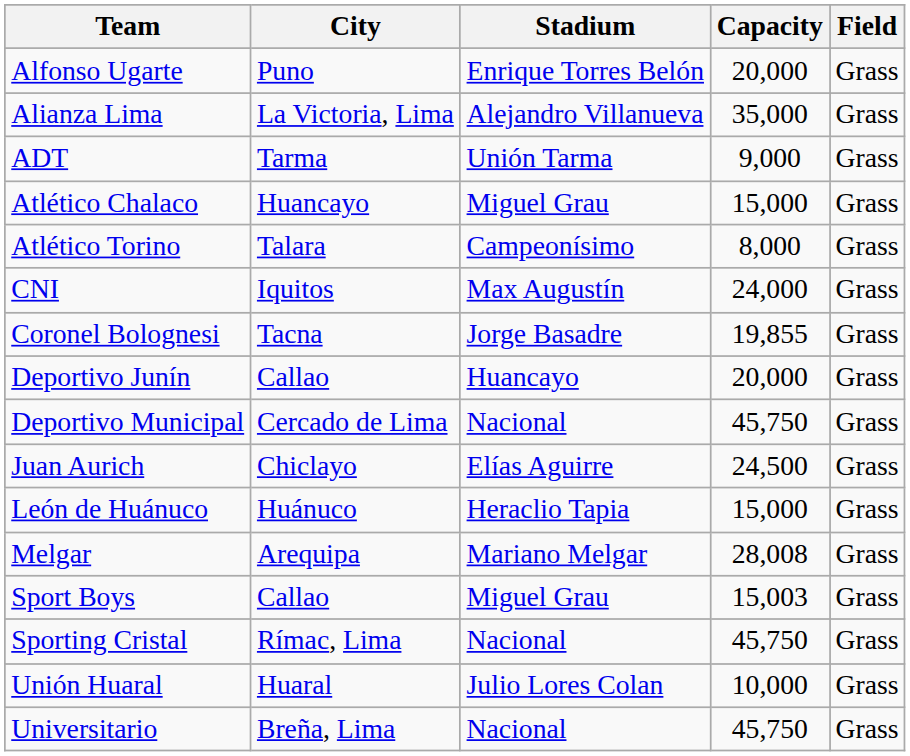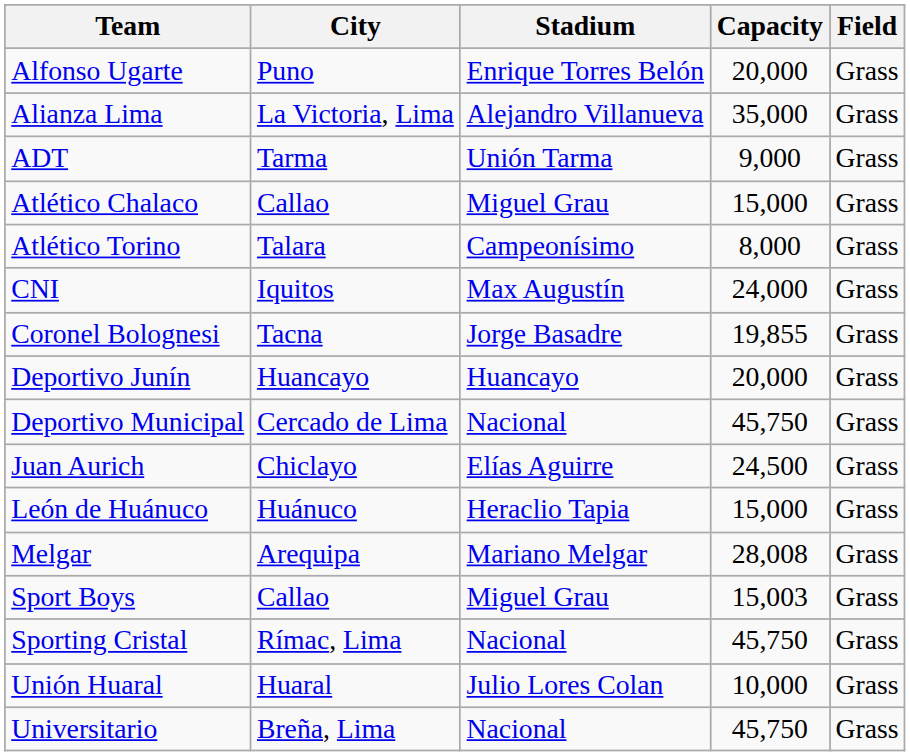(313, 202) Huancayo -> (293, 202) Callao
(293, 377) Callao -> (313, 377) Huancayo
